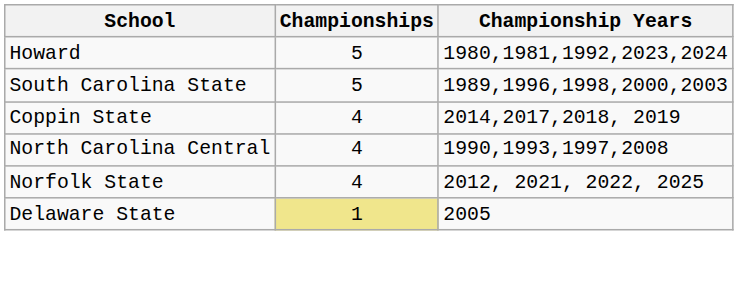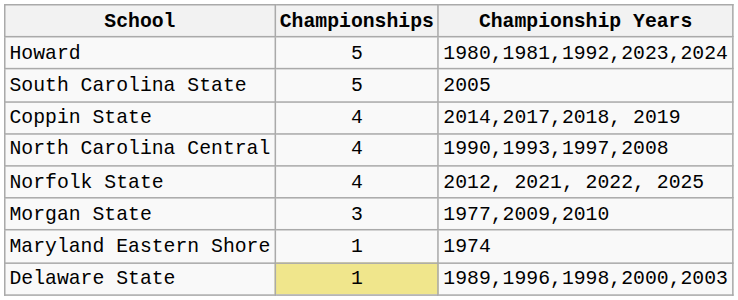(586, 85) 1989,1996,1998,2000,2003 -> (467, 85) 2005
+ row: (81, 214)
+ row: (140, 246)
(467, 214) 2005 -> (586, 279) 1989,1996,1998,2000,2003
